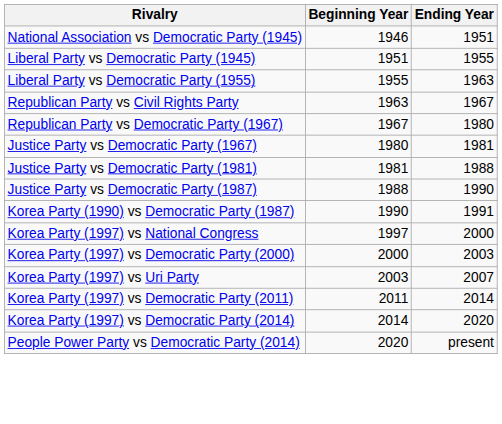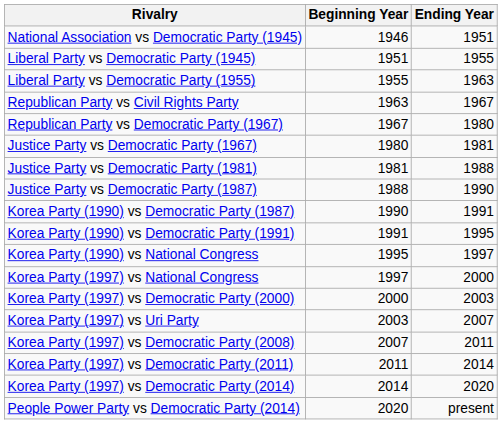+ row: (151, 233)
+ row: (133, 255)
+ row: (151, 342)
